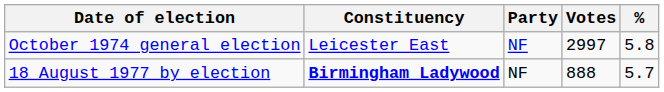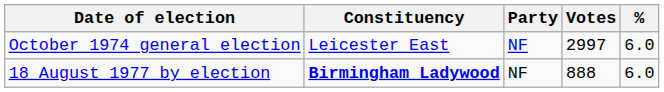(639, 46) 5.8 -> (639, 46) 6.0
(639, 73) 5.7 -> (639, 73) 6.0
